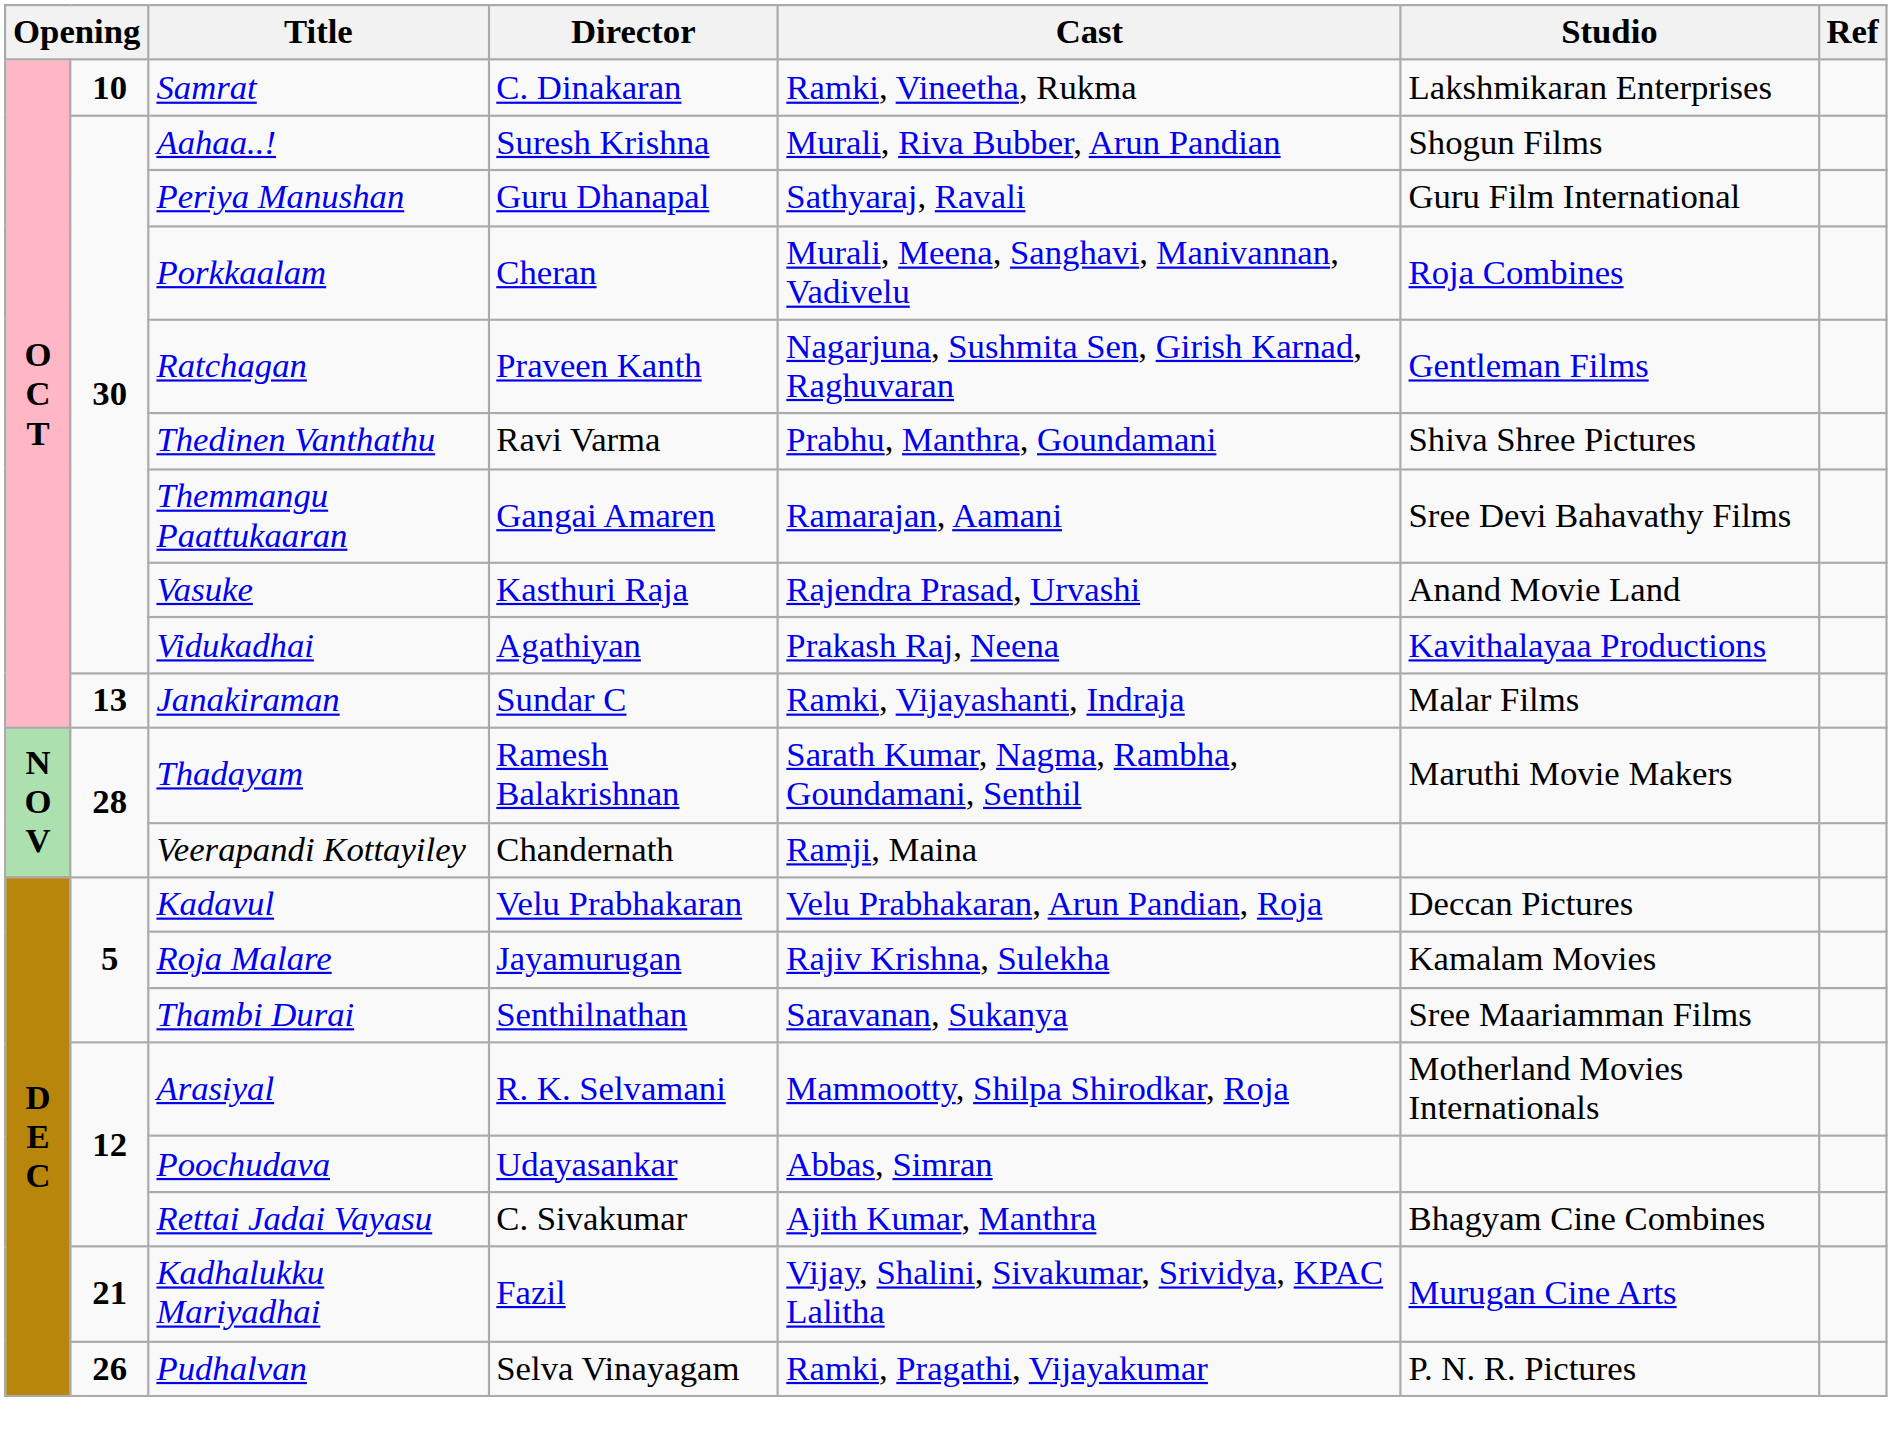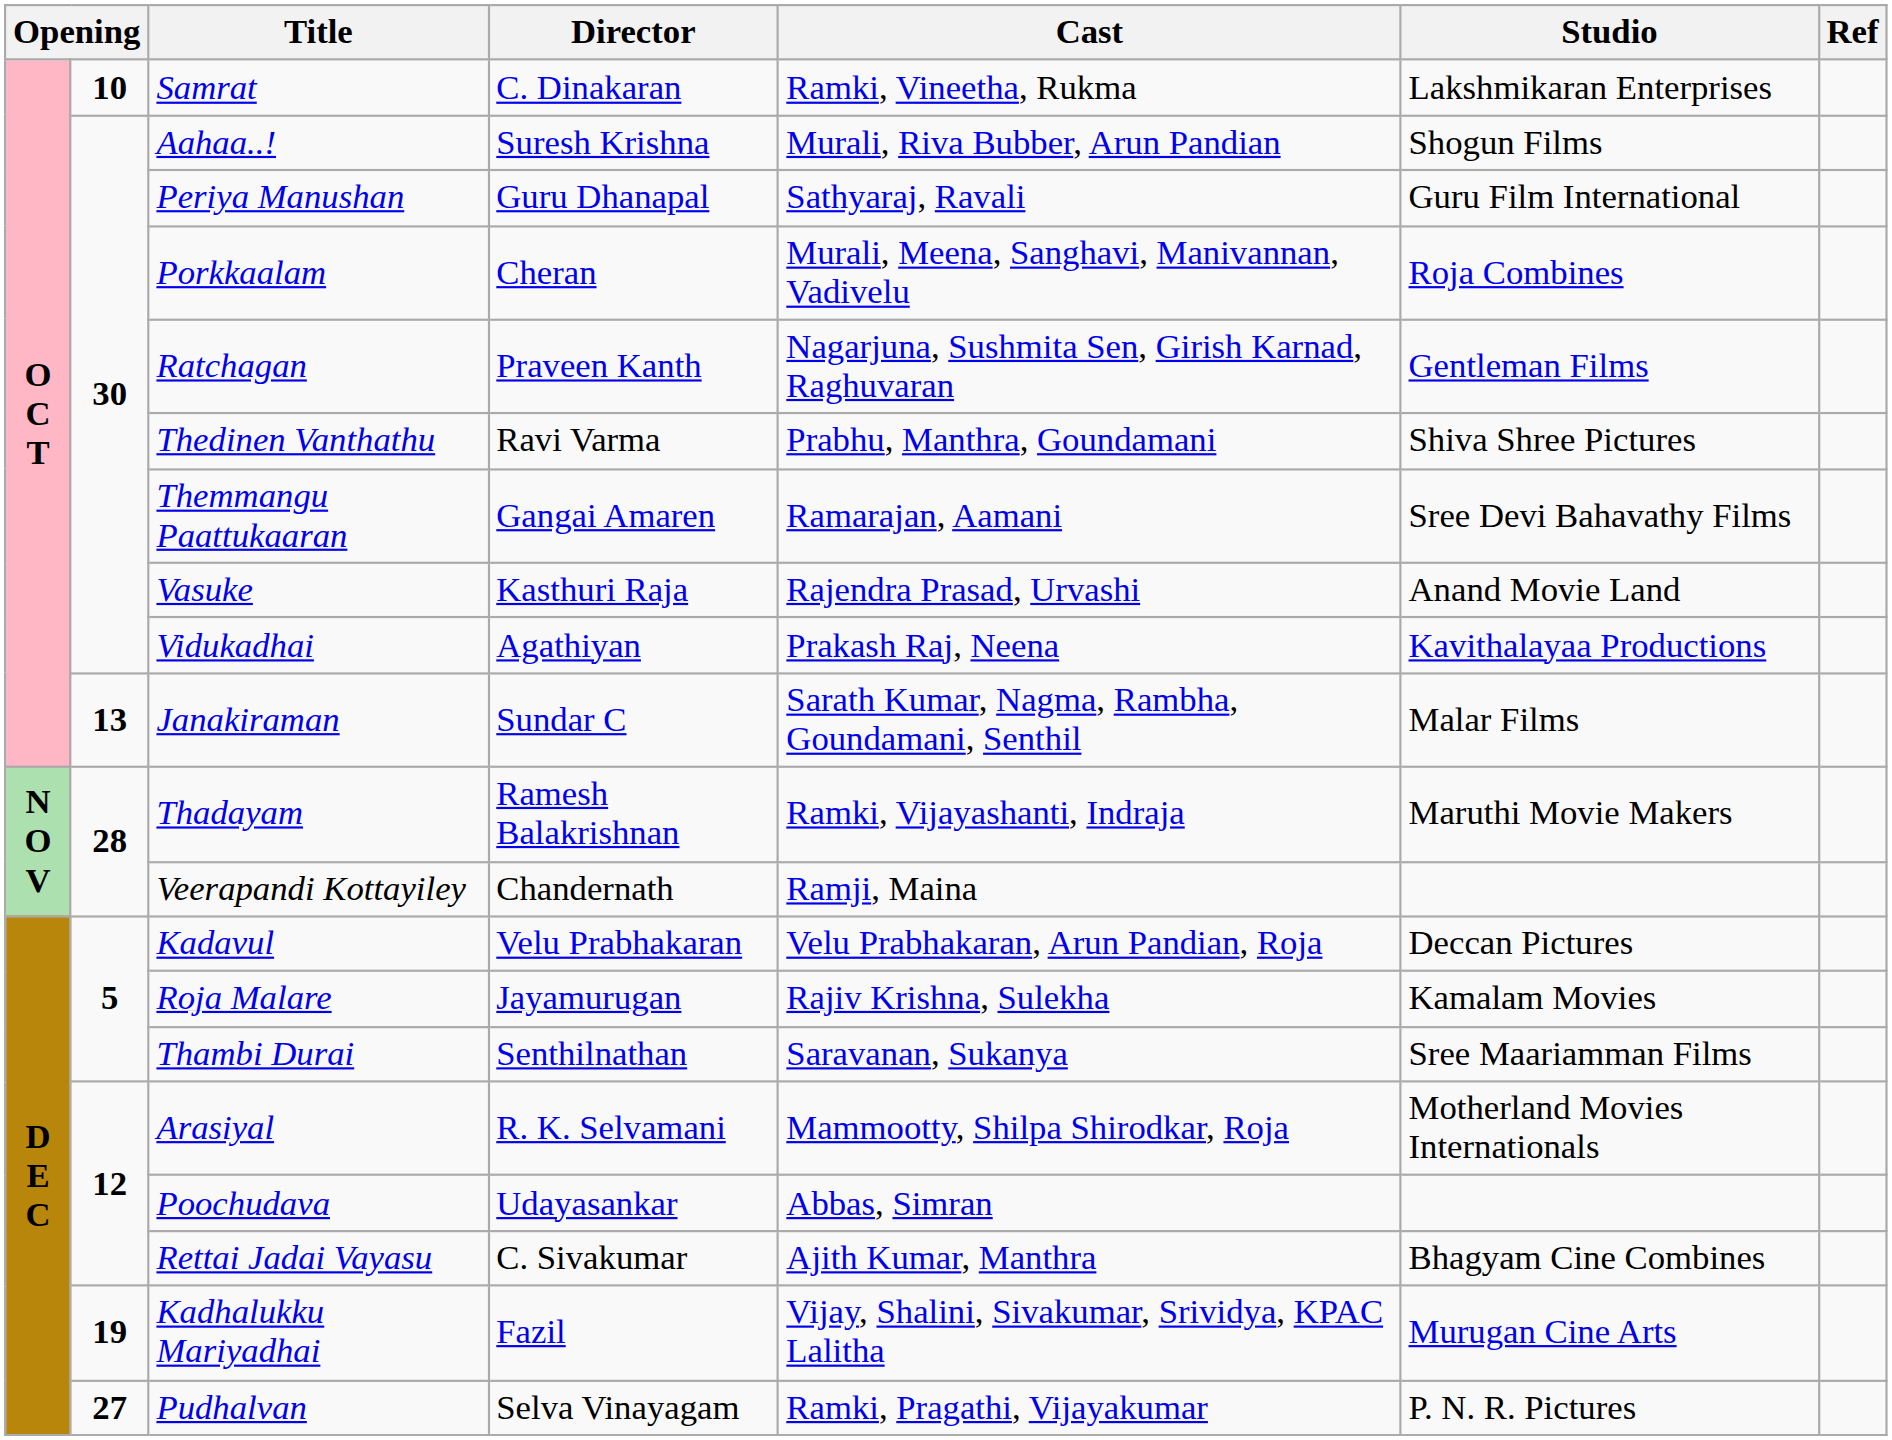(986, 699) Ramki, Vijayashanti, Indraja -> (1012, 719) Sarath Kumar, Nagma, Rambha, Goundamani, Senthil
(1012, 774) Sarath Kumar, Nagma, Rambha, Goundamani, Senthil -> (986, 813) Ramki, Vijayashanti, Indraja
(110, 1293) 21 -> (110, 1332) 19
(110, 1367) 26 -> (110, 1406) 27
